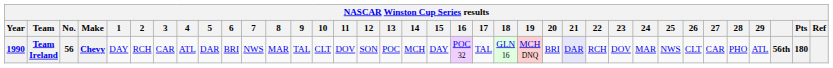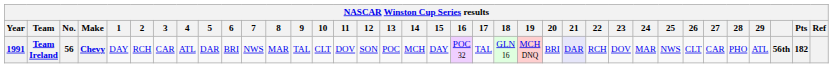(16, 49) 1990 -> (16, 49) 1991
(801, 49) 180 -> (801, 49) 182
